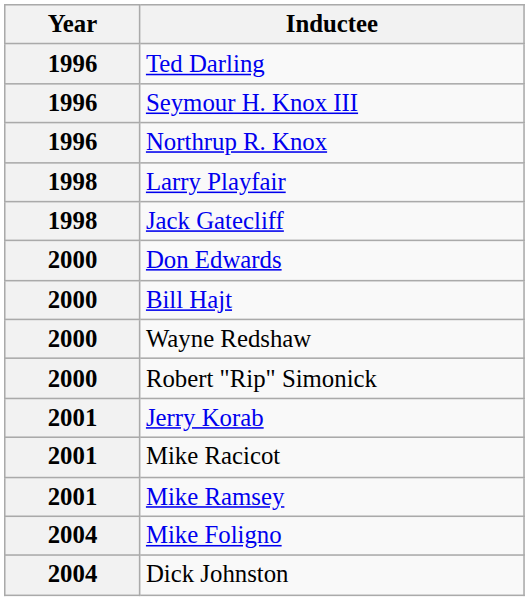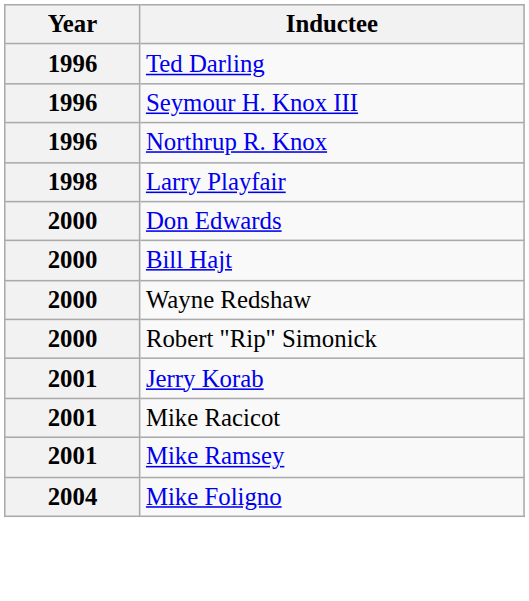- row: (215, 220)
- row: (217, 574)
